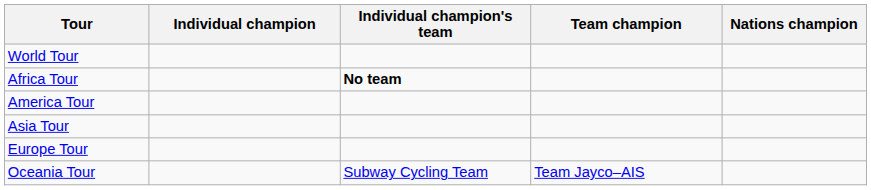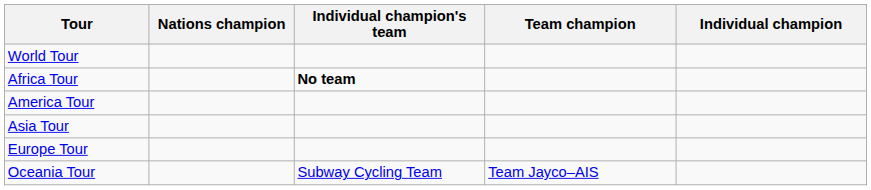columns swapped: (245, 24) <-> (794, 24)
